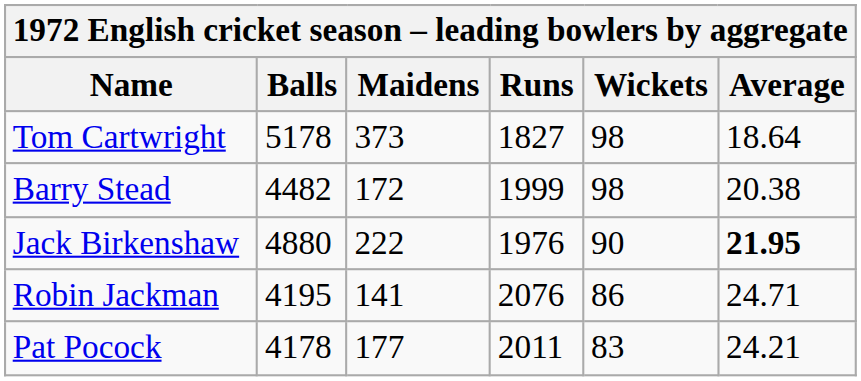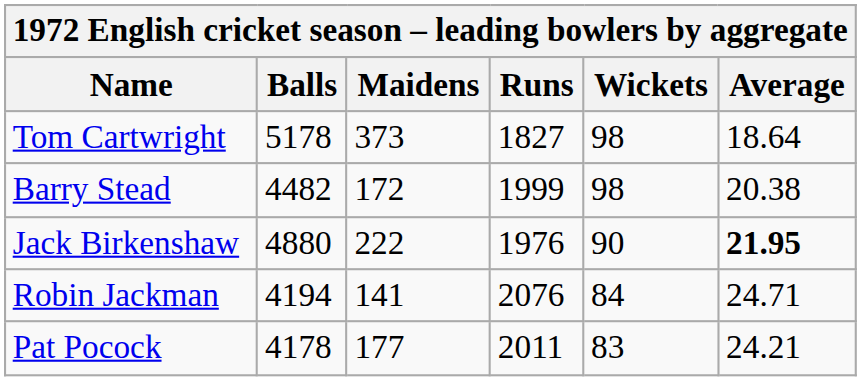(298, 294) 4195 -> (298, 294) 4194
(608, 294) 86 -> (608, 294) 84
